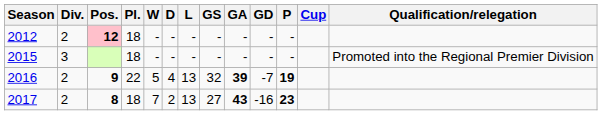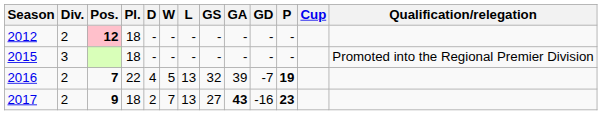columns swapped: (153, 15) <-> (170, 15)
(115, 78) 9 -> (115, 78) 7
(240, 78) bold -> (240, 78) normal
(115, 99) 8 -> (115, 99) 9
